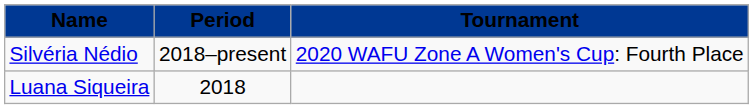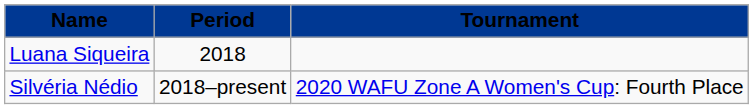rows swapped: (79, 86) <-> (74, 53)
